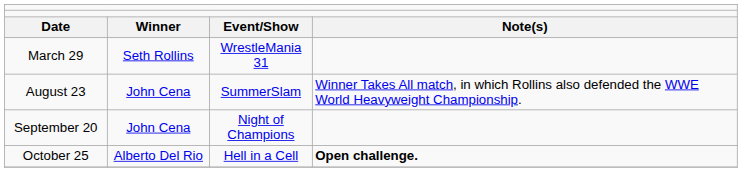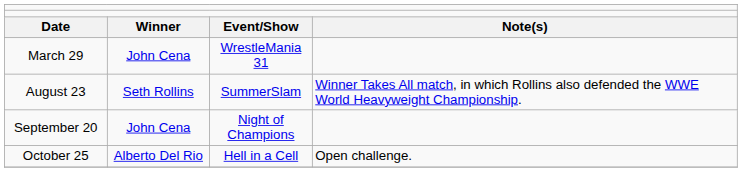(158, 55) Seth Rollins -> (158, 55) John Cena
(158, 91) John Cena -> (158, 91) Seth Rollins
(367, 156) bold -> (364, 156) normal
